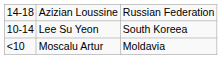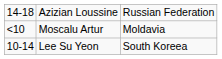rows swapped: (69, 29) <-> (71, 46)
